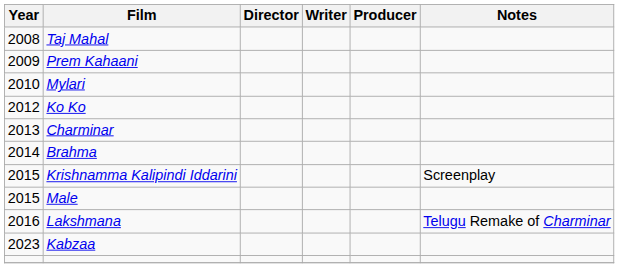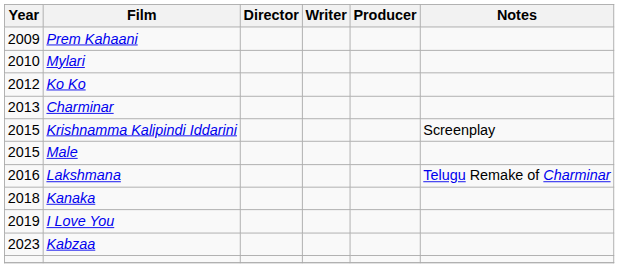- row: (24, 38)
- row: (24, 152)
+ row: (24, 198)
+ row: (24, 221)
